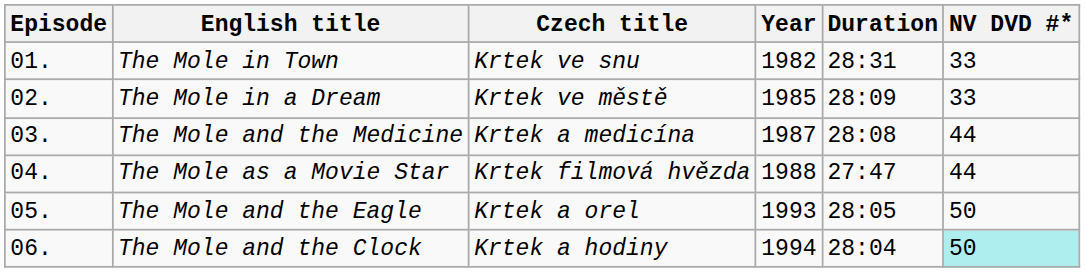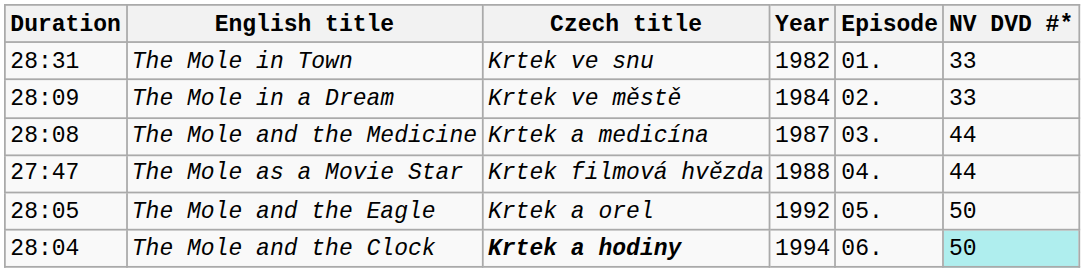columns swapped: (59, 24) <-> (883, 24)
(789, 99) 1985 -> (803, 99) 1984
(789, 211) 1993 -> (803, 211) 1992
(571, 249) normal -> (585, 249) bold
